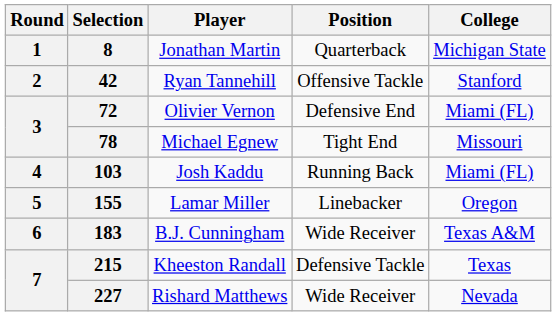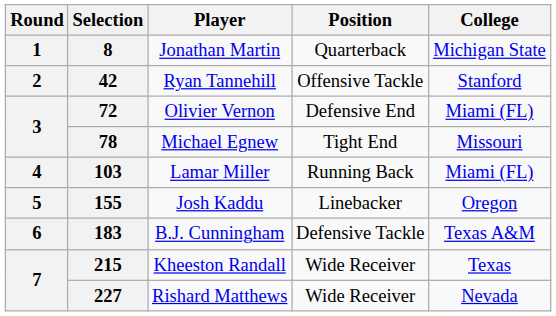(220, 172) Josh Kaddu -> (220, 172) Lamar Miller
(220, 203) Lamar Miller -> (220, 203) Josh Kaddu
(360, 233) Wide Receiver -> (360, 233) Defensive Tackle
(360, 264) Defensive Tackle -> (360, 264) Wide Receiver
